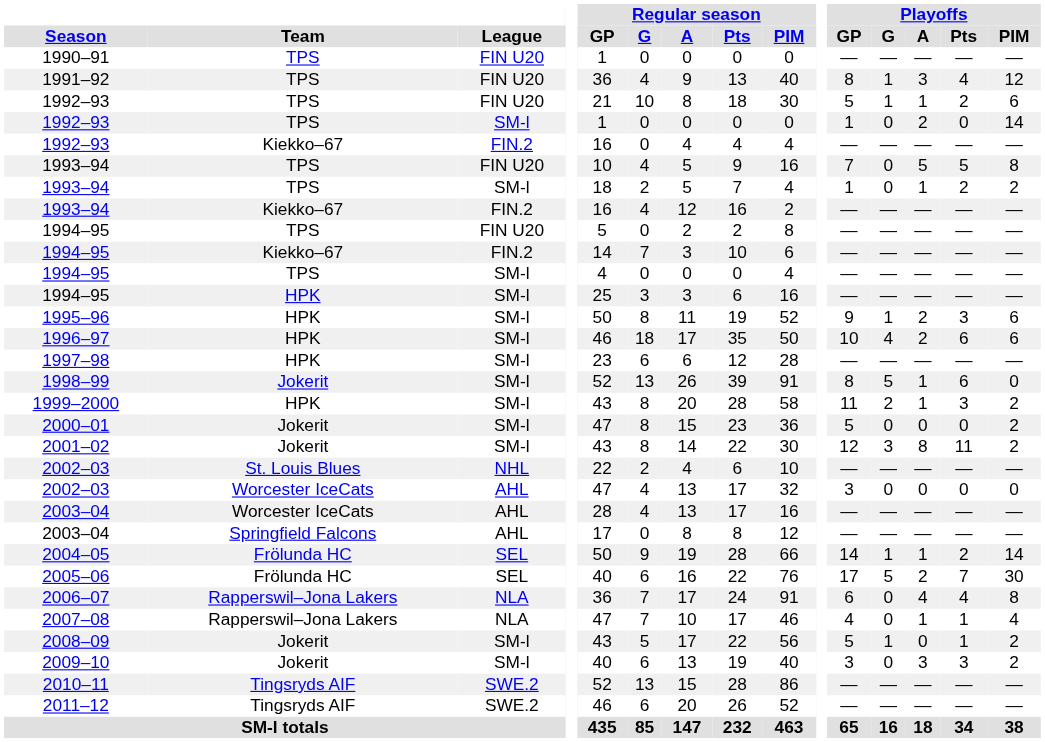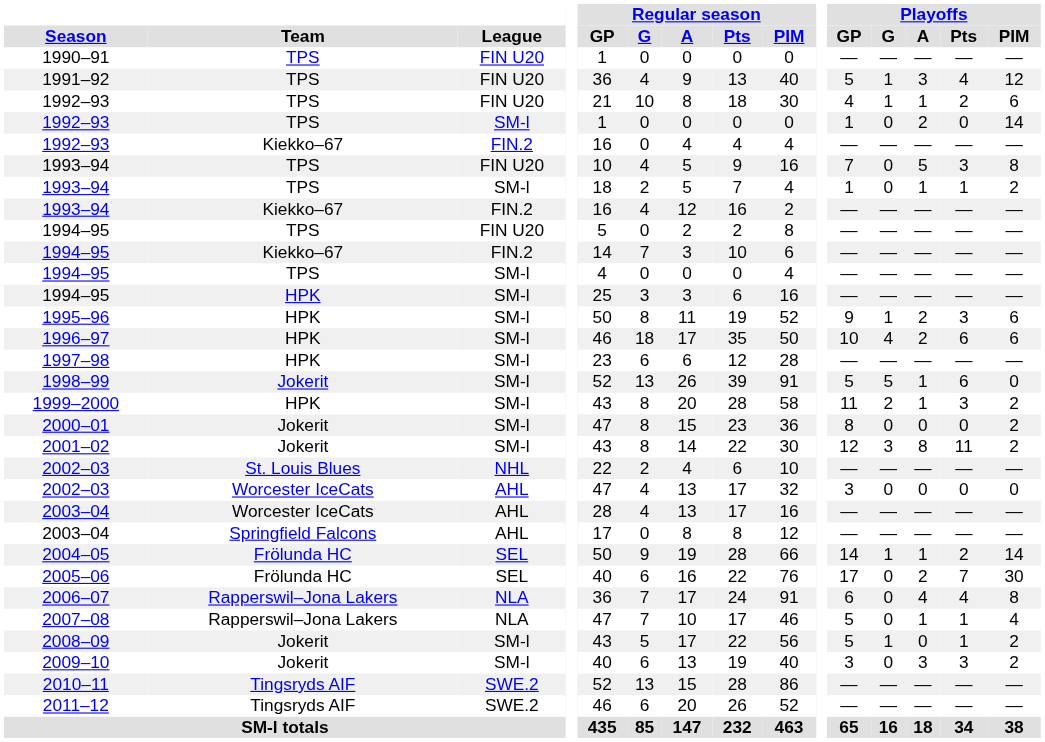(849, 79) 8 -> (849, 79) 5
(849, 101) 5 -> (849, 101) 4
(964, 165) 5 -> (964, 165) 3
(964, 187) 2 -> (964, 187) 1
(849, 381) 8 -> (849, 381) 5
(849, 425) 5 -> (849, 425) 8
(888, 576) 5 -> (888, 576) 0
(849, 619) 4 -> (849, 619) 5
